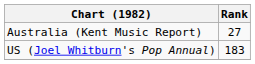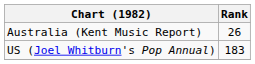(235, 32) 27 -> (235, 32) 26
